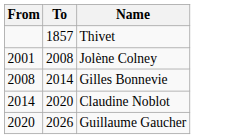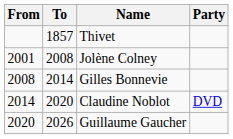+ column: (209, 15)
